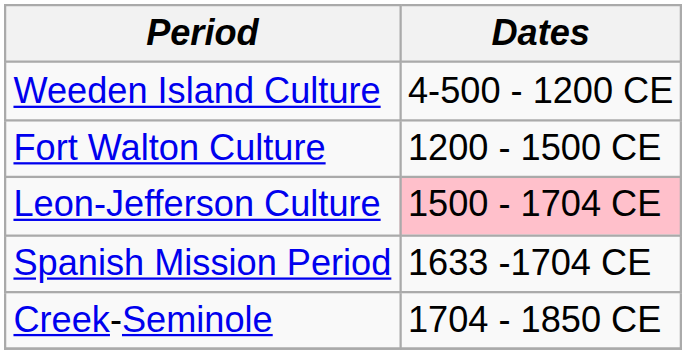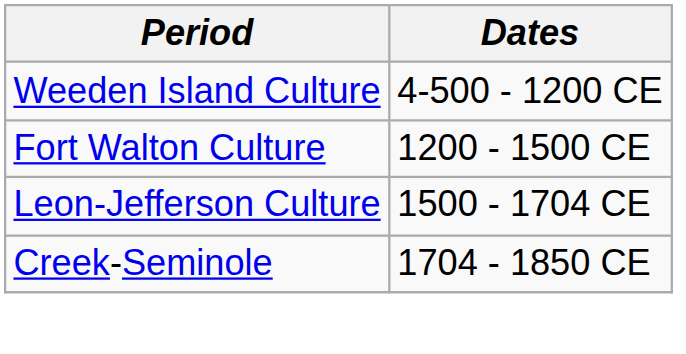(535, 205) pink background -> (524, 205) no background
- row: (202, 262)
